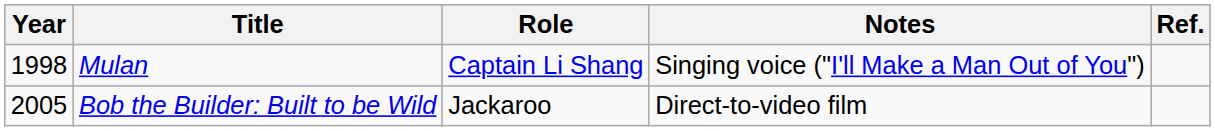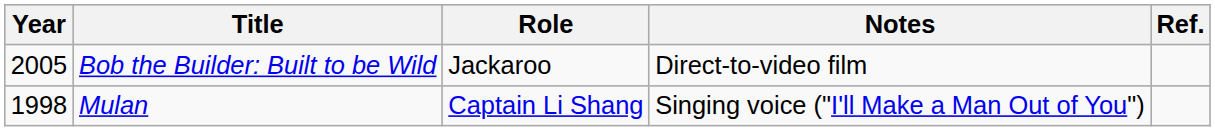rows swapped: (114, 65) <-> (258, 105)
